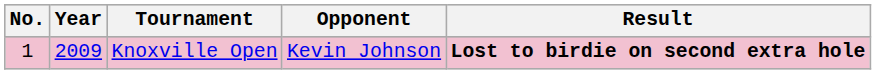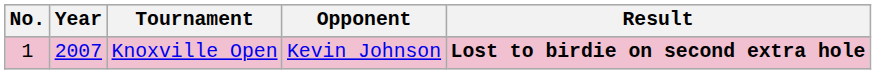(78, 53) 2009 -> (78, 53) 2007
